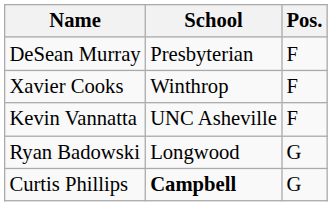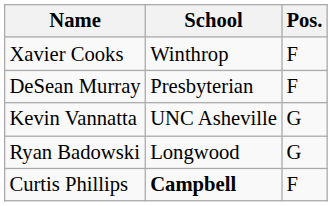rows swapped: (75, 53) <-> (66, 86)
(292, 119) F -> (294, 119) G
(294, 184) G -> (292, 184) F
